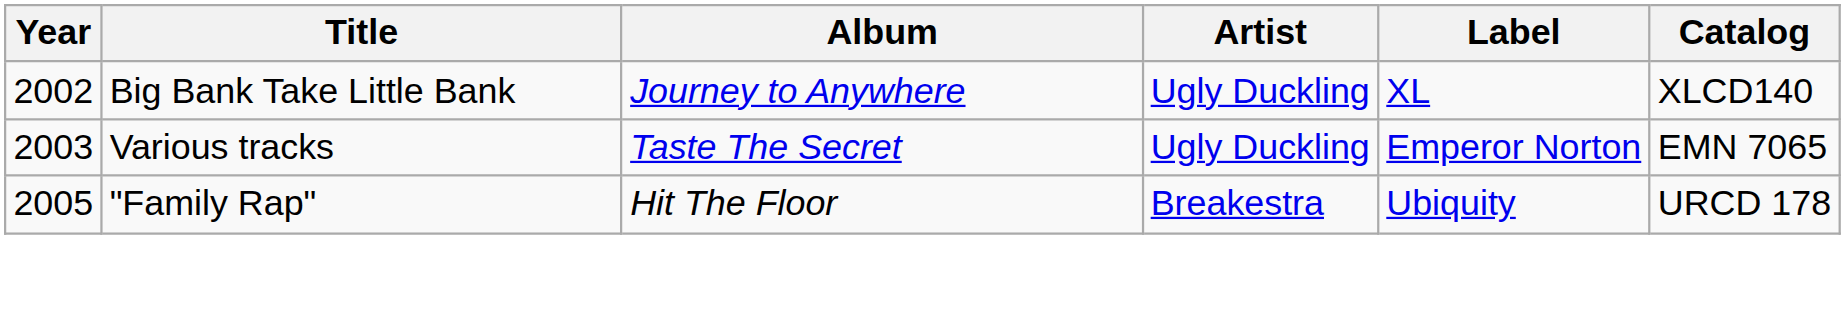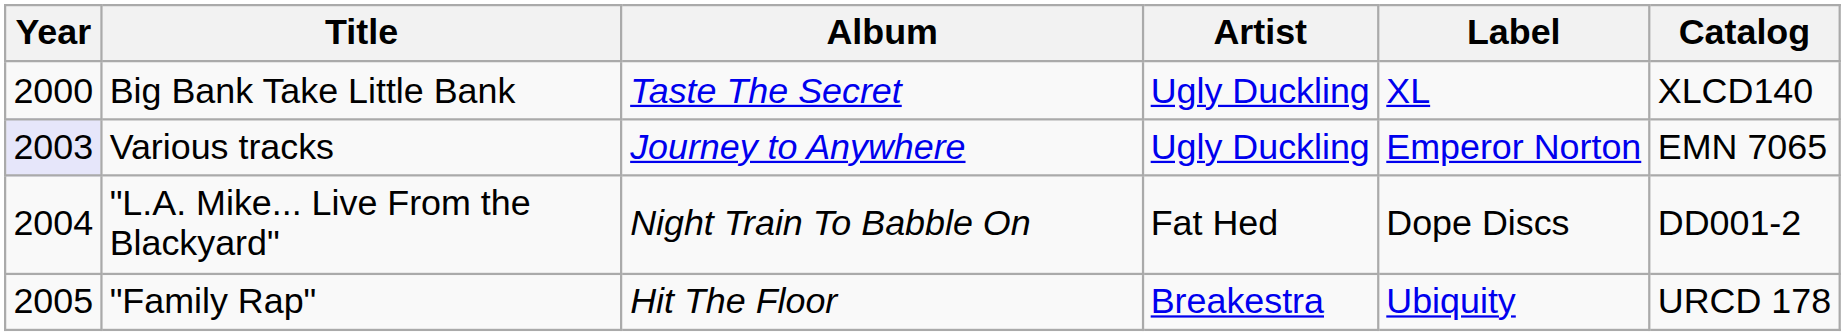(53, 89) 2002 -> (53, 89) 2000
(798, 89) Journey to Anywhere -> (766, 89) Taste The Secret
(53, 146) no background -> (53, 146) lavender background
(766, 146) Taste The Secret -> (798, 146) Journey to Anywhere
+ row: (320, 223)
